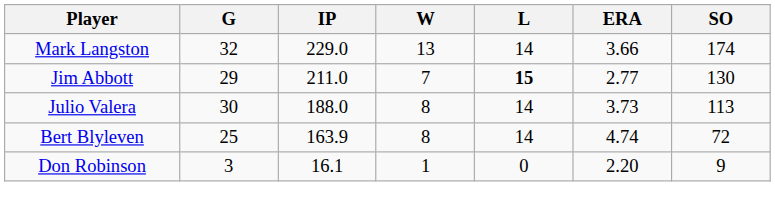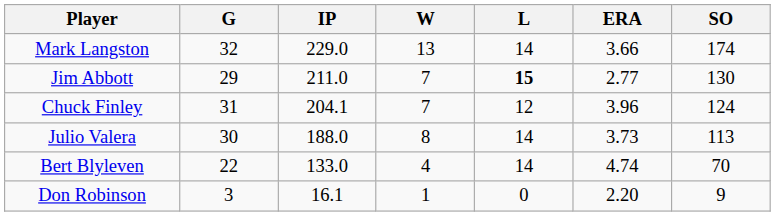+ row: (92, 107)
(229, 136) 25 -> (229, 166) 22
(327, 136) 163.9 -> (327, 166) 133.0
(426, 136) 8 -> (426, 166) 4
(721, 136) 72 -> (721, 166) 70
